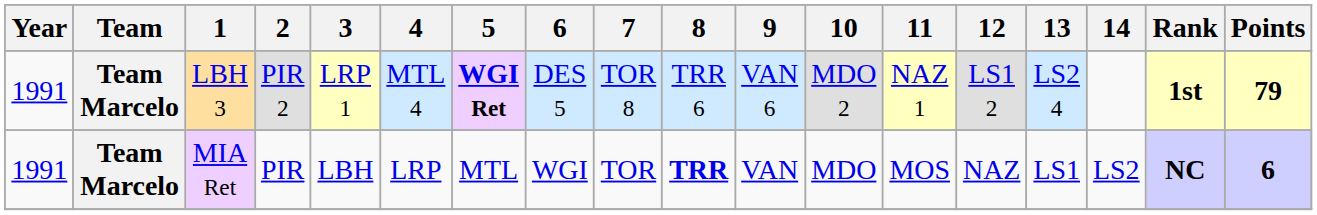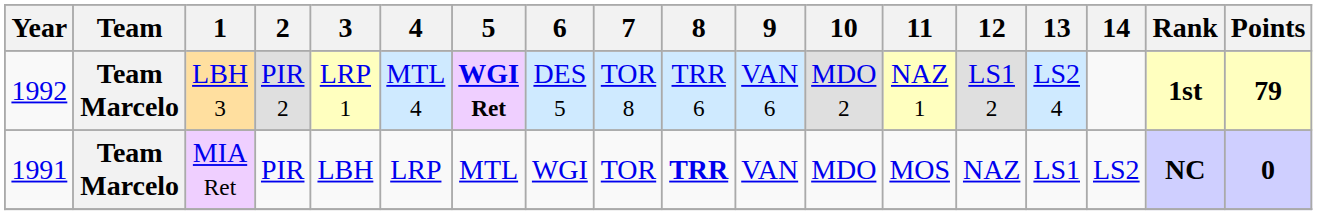(39, 90) 1991 -> (39, 90) 1992
(1268, 169) 6 -> (1268, 169) 0
